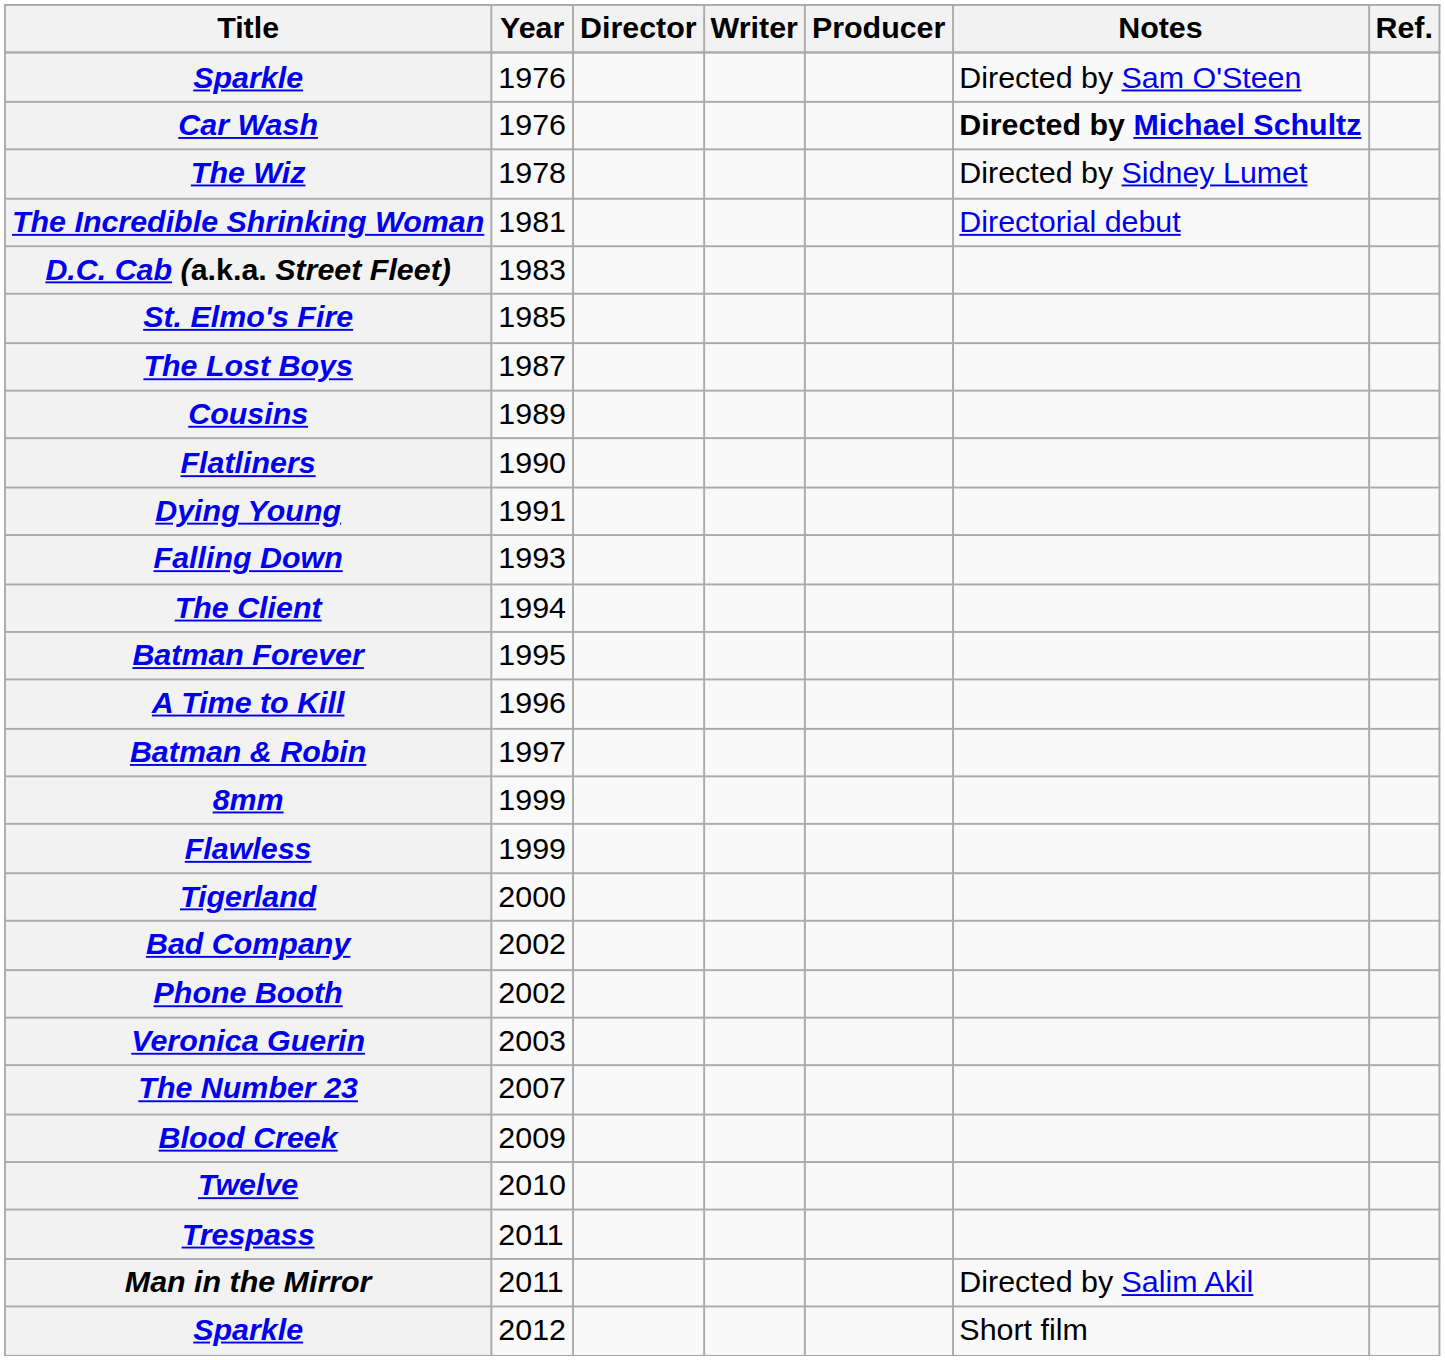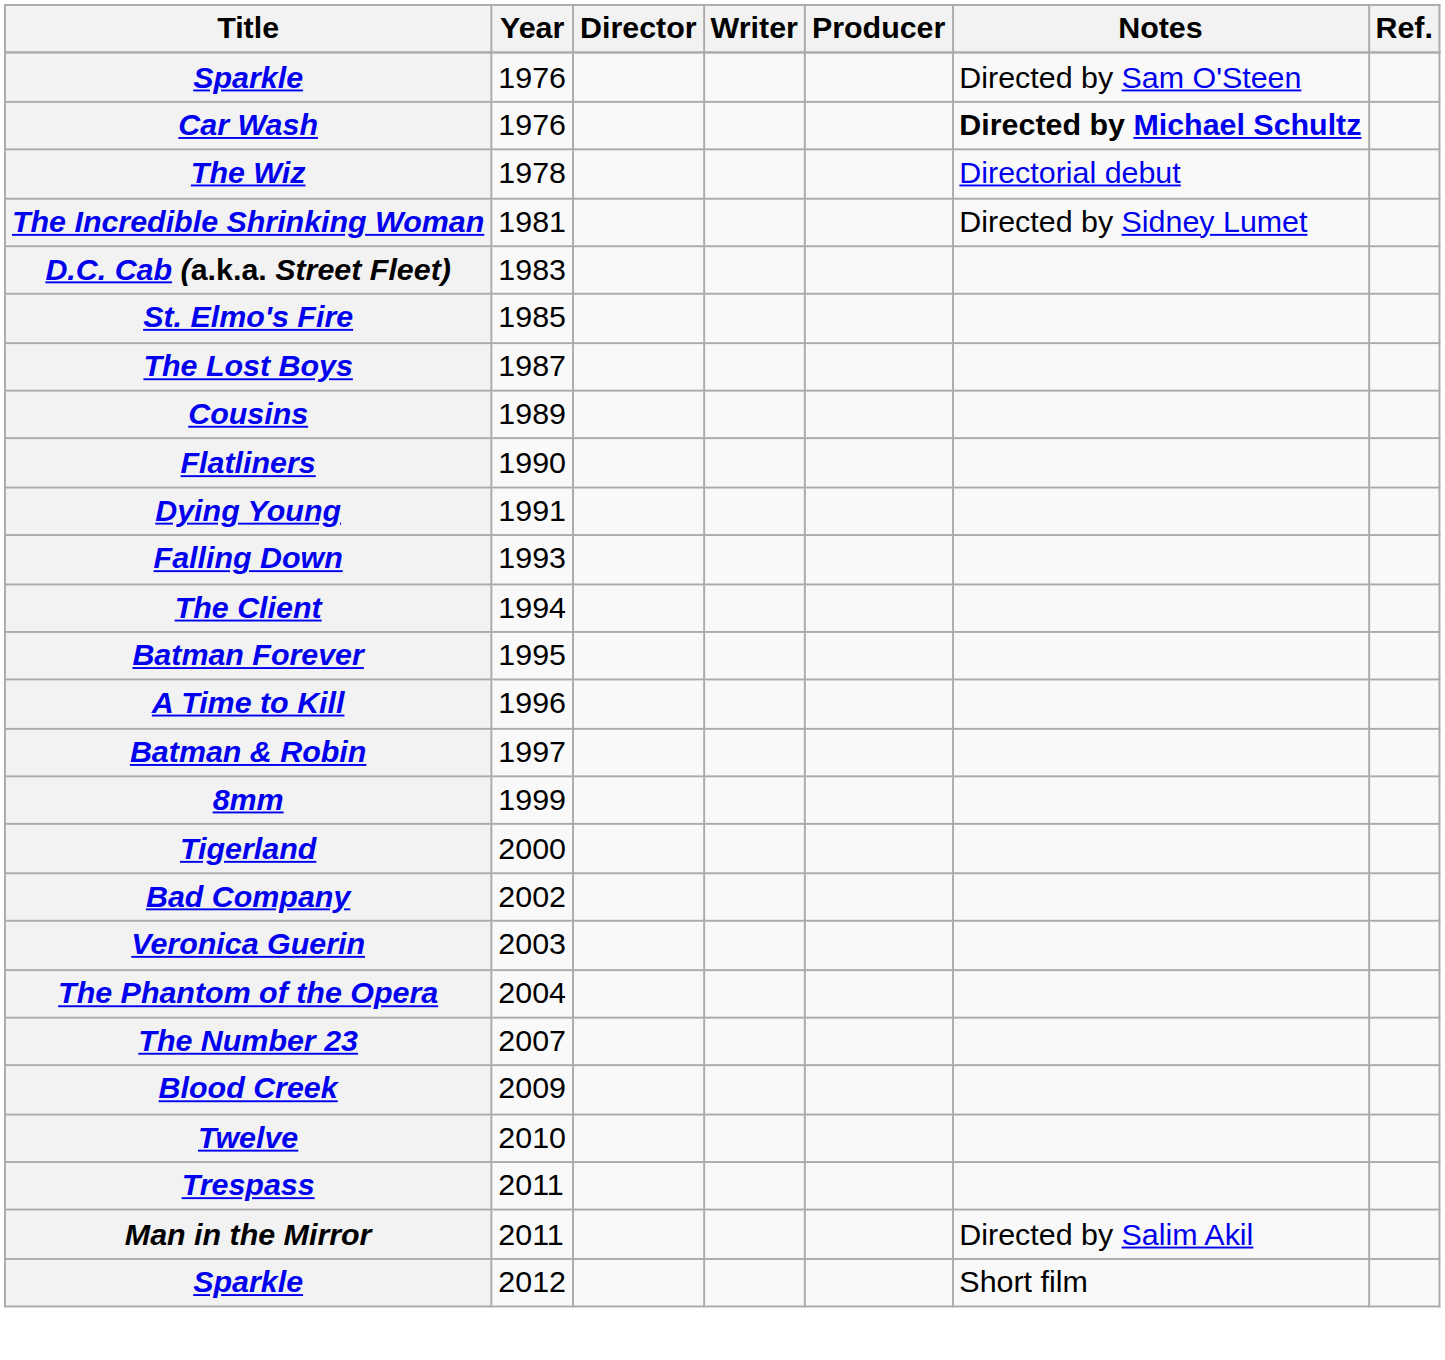(1133, 173) Directed by Sidney Lumet -> (1070, 173) Directorial debut
(1070, 221) Directorial debut -> (1133, 221) Directed by Sidney Lumet
- row: (248, 848)
- row: (248, 992)
+ row: (248, 992)
